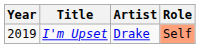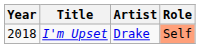(22, 34) 2019 -> (22, 34) 2018
